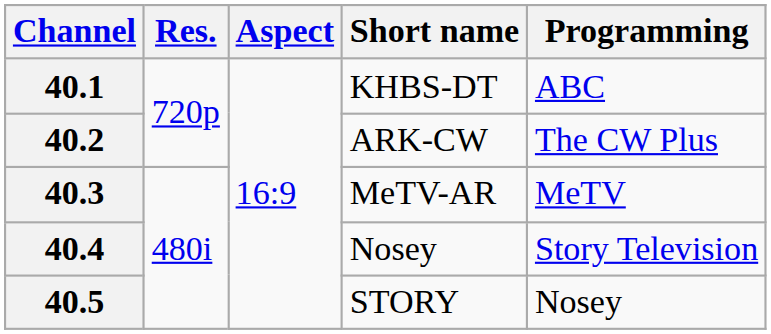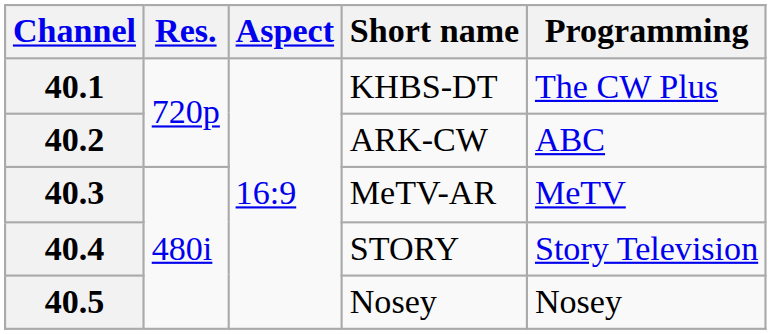(570, 85) ABC -> (626, 85) The CW Plus
(626, 139) The CW Plus -> (570, 139) ABC
(393, 247) Nosey -> (404, 247) STORY
(404, 301) STORY -> (393, 301) Nosey
